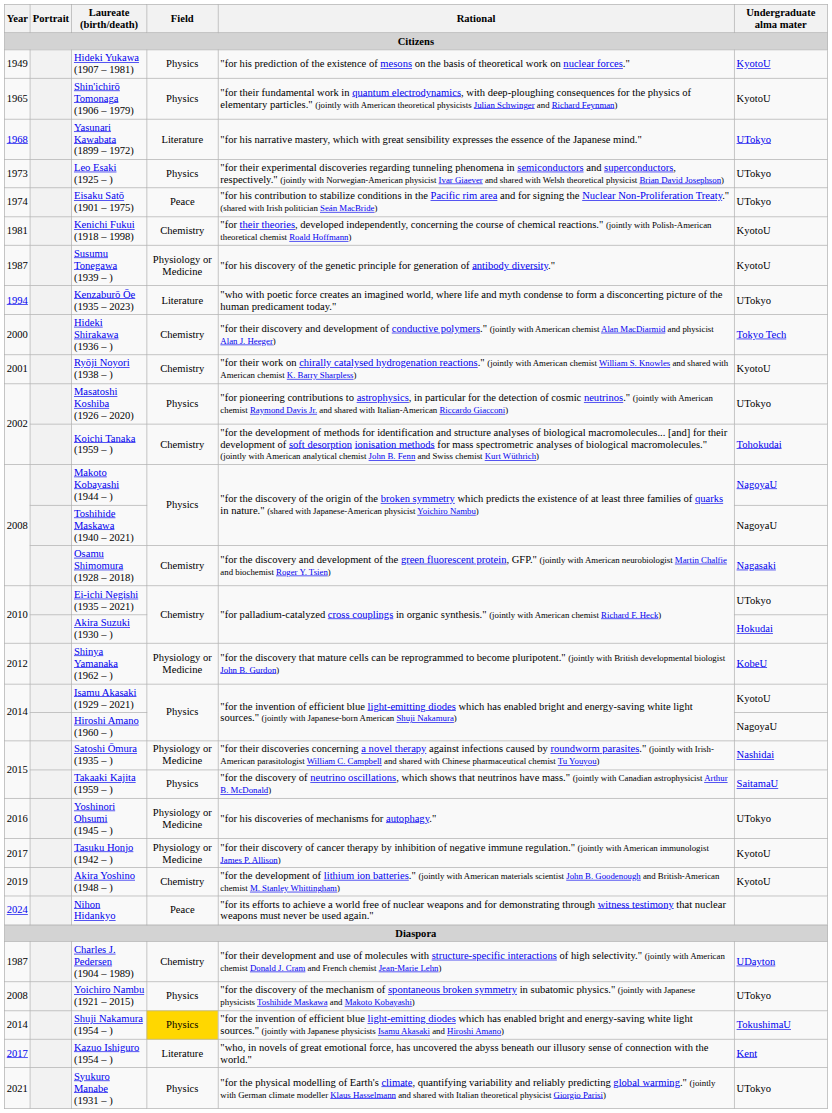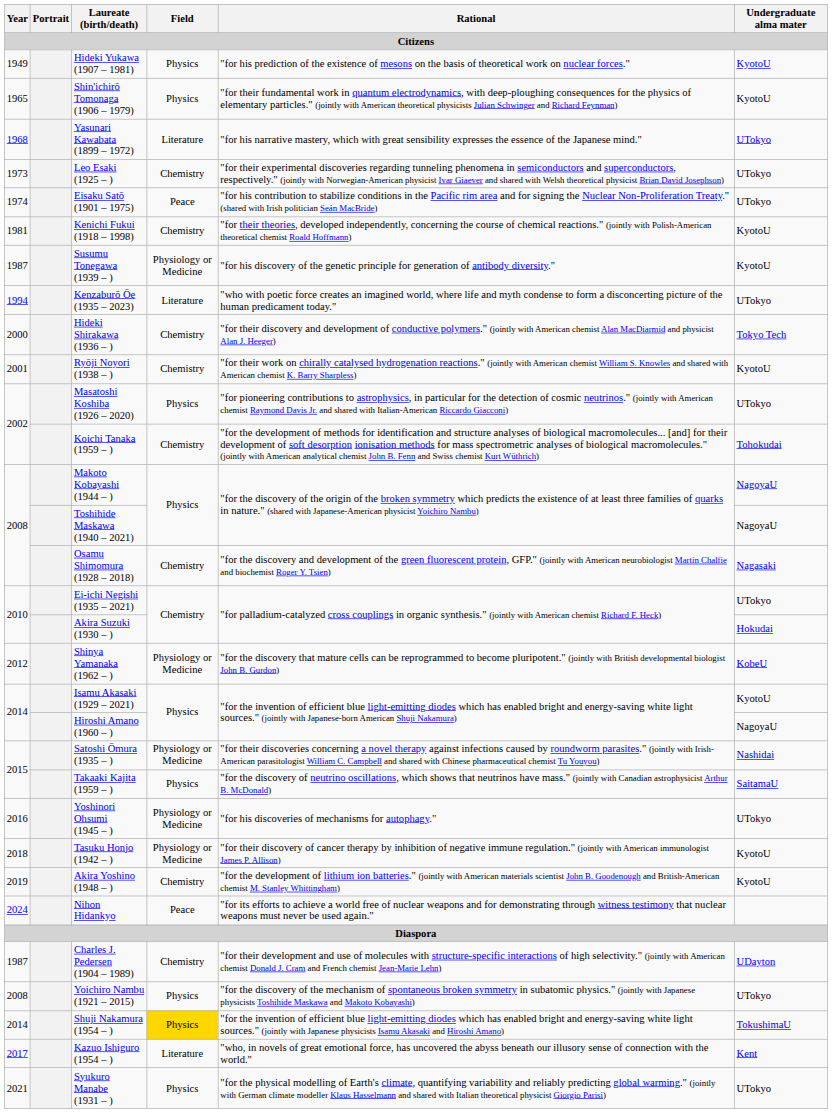(182, 173) Physics -> (182, 173) Chemistry
(17, 853) 2017 -> (17, 853) 2018
